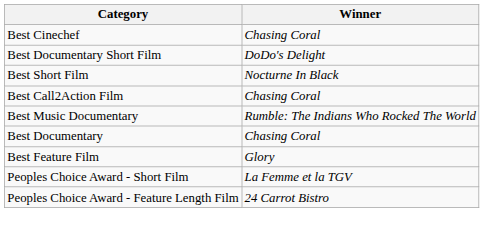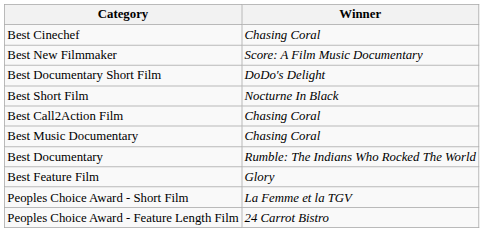+ row: (62, 55)
(360, 116) Rumble: The Indians Who Rocked The World -> (282, 136) Chasing Coral
(282, 136) Chasing Coral -> (360, 156) Rumble: The Indians Who Rocked The World
